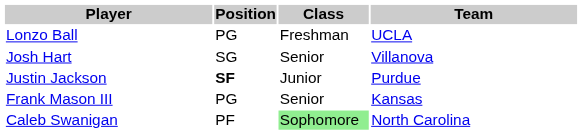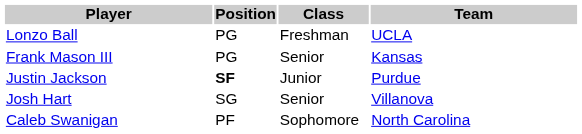rows swapped: (39, 56) <-> (59, 99)
(319, 120) lightgreen background -> (319, 120) no background
